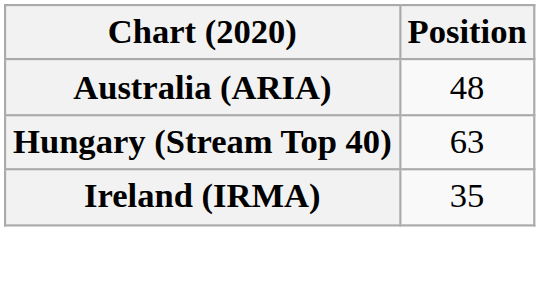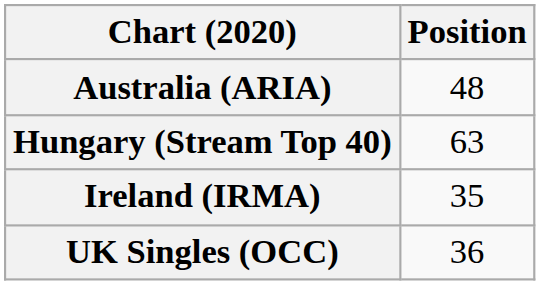+ row: (202, 251)
